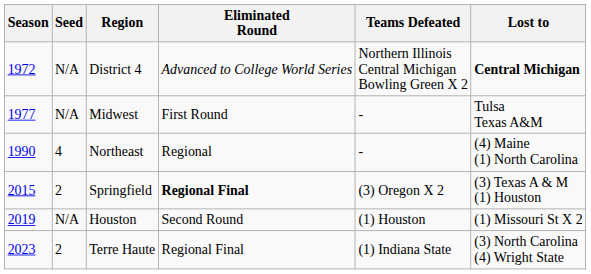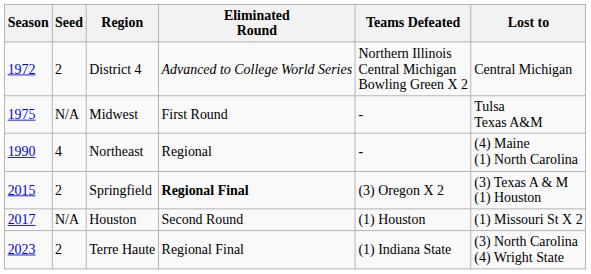(67, 68) N/A -> (59, 68) 2
(527, 68) bold -> (523, 68) normal
(22, 114) 1977 -> (22, 114) 1975
(22, 219) 2019 -> (22, 219) 2017
